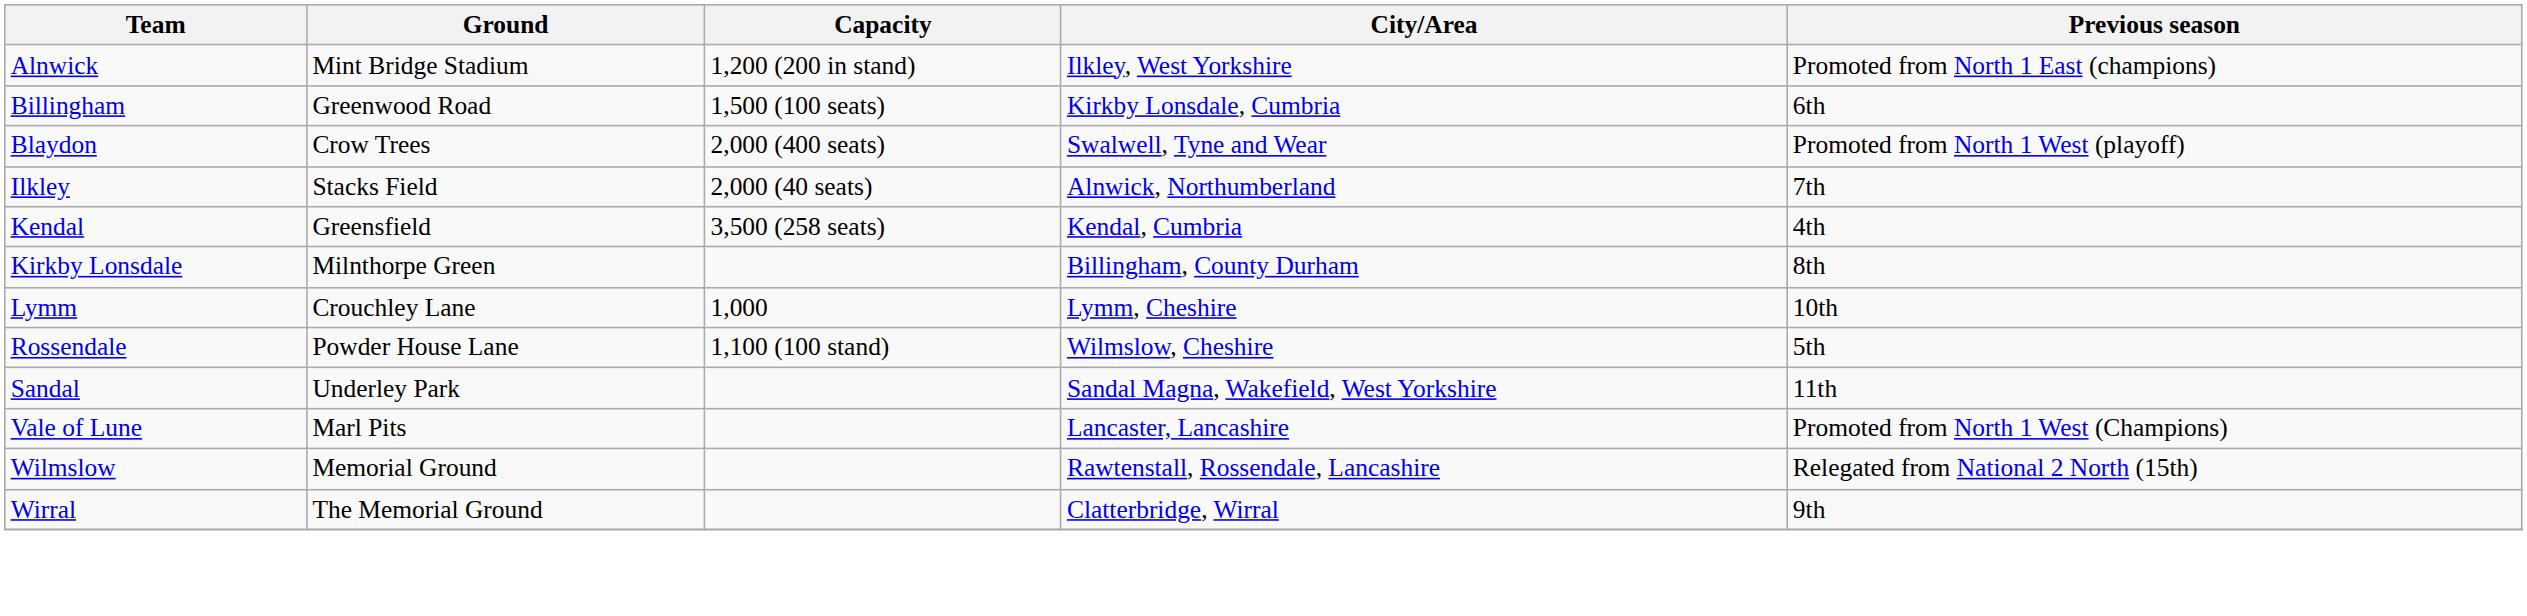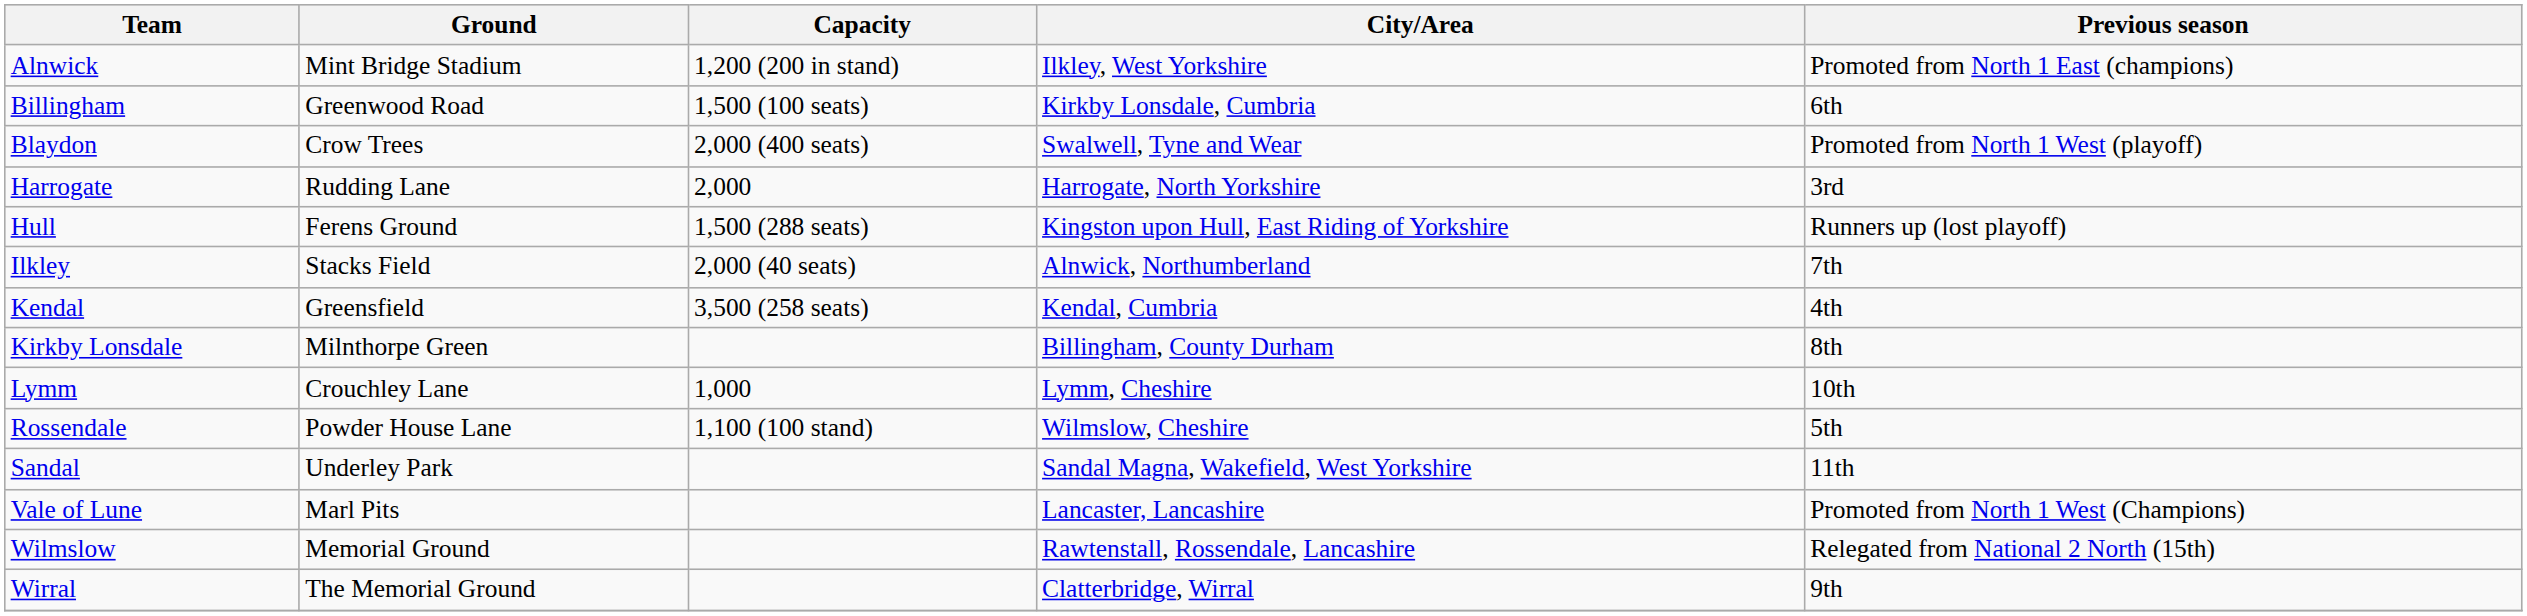+ row: (62, 186)
+ row: (33, 226)
